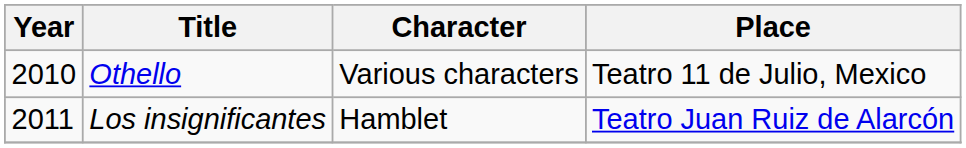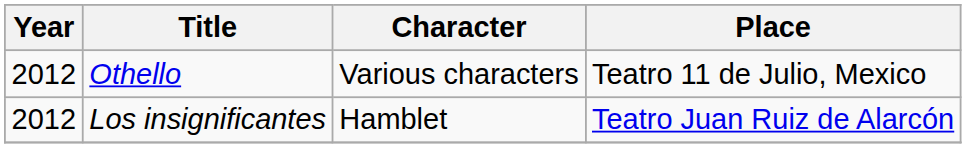(44, 73) 2010 -> (44, 73) 2012
(43, 119) 2011 -> (44, 119) 2012
